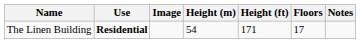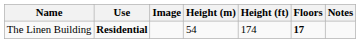(249, 30) 171 -> (249, 30) 174
(299, 30) normal -> (299, 30) bold
